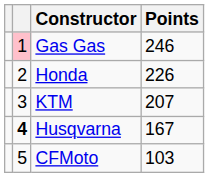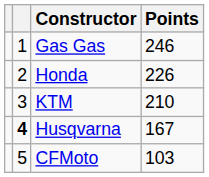(22, 46) pink background -> (22, 46) no background
(160, 102) 207 -> (160, 102) 210
